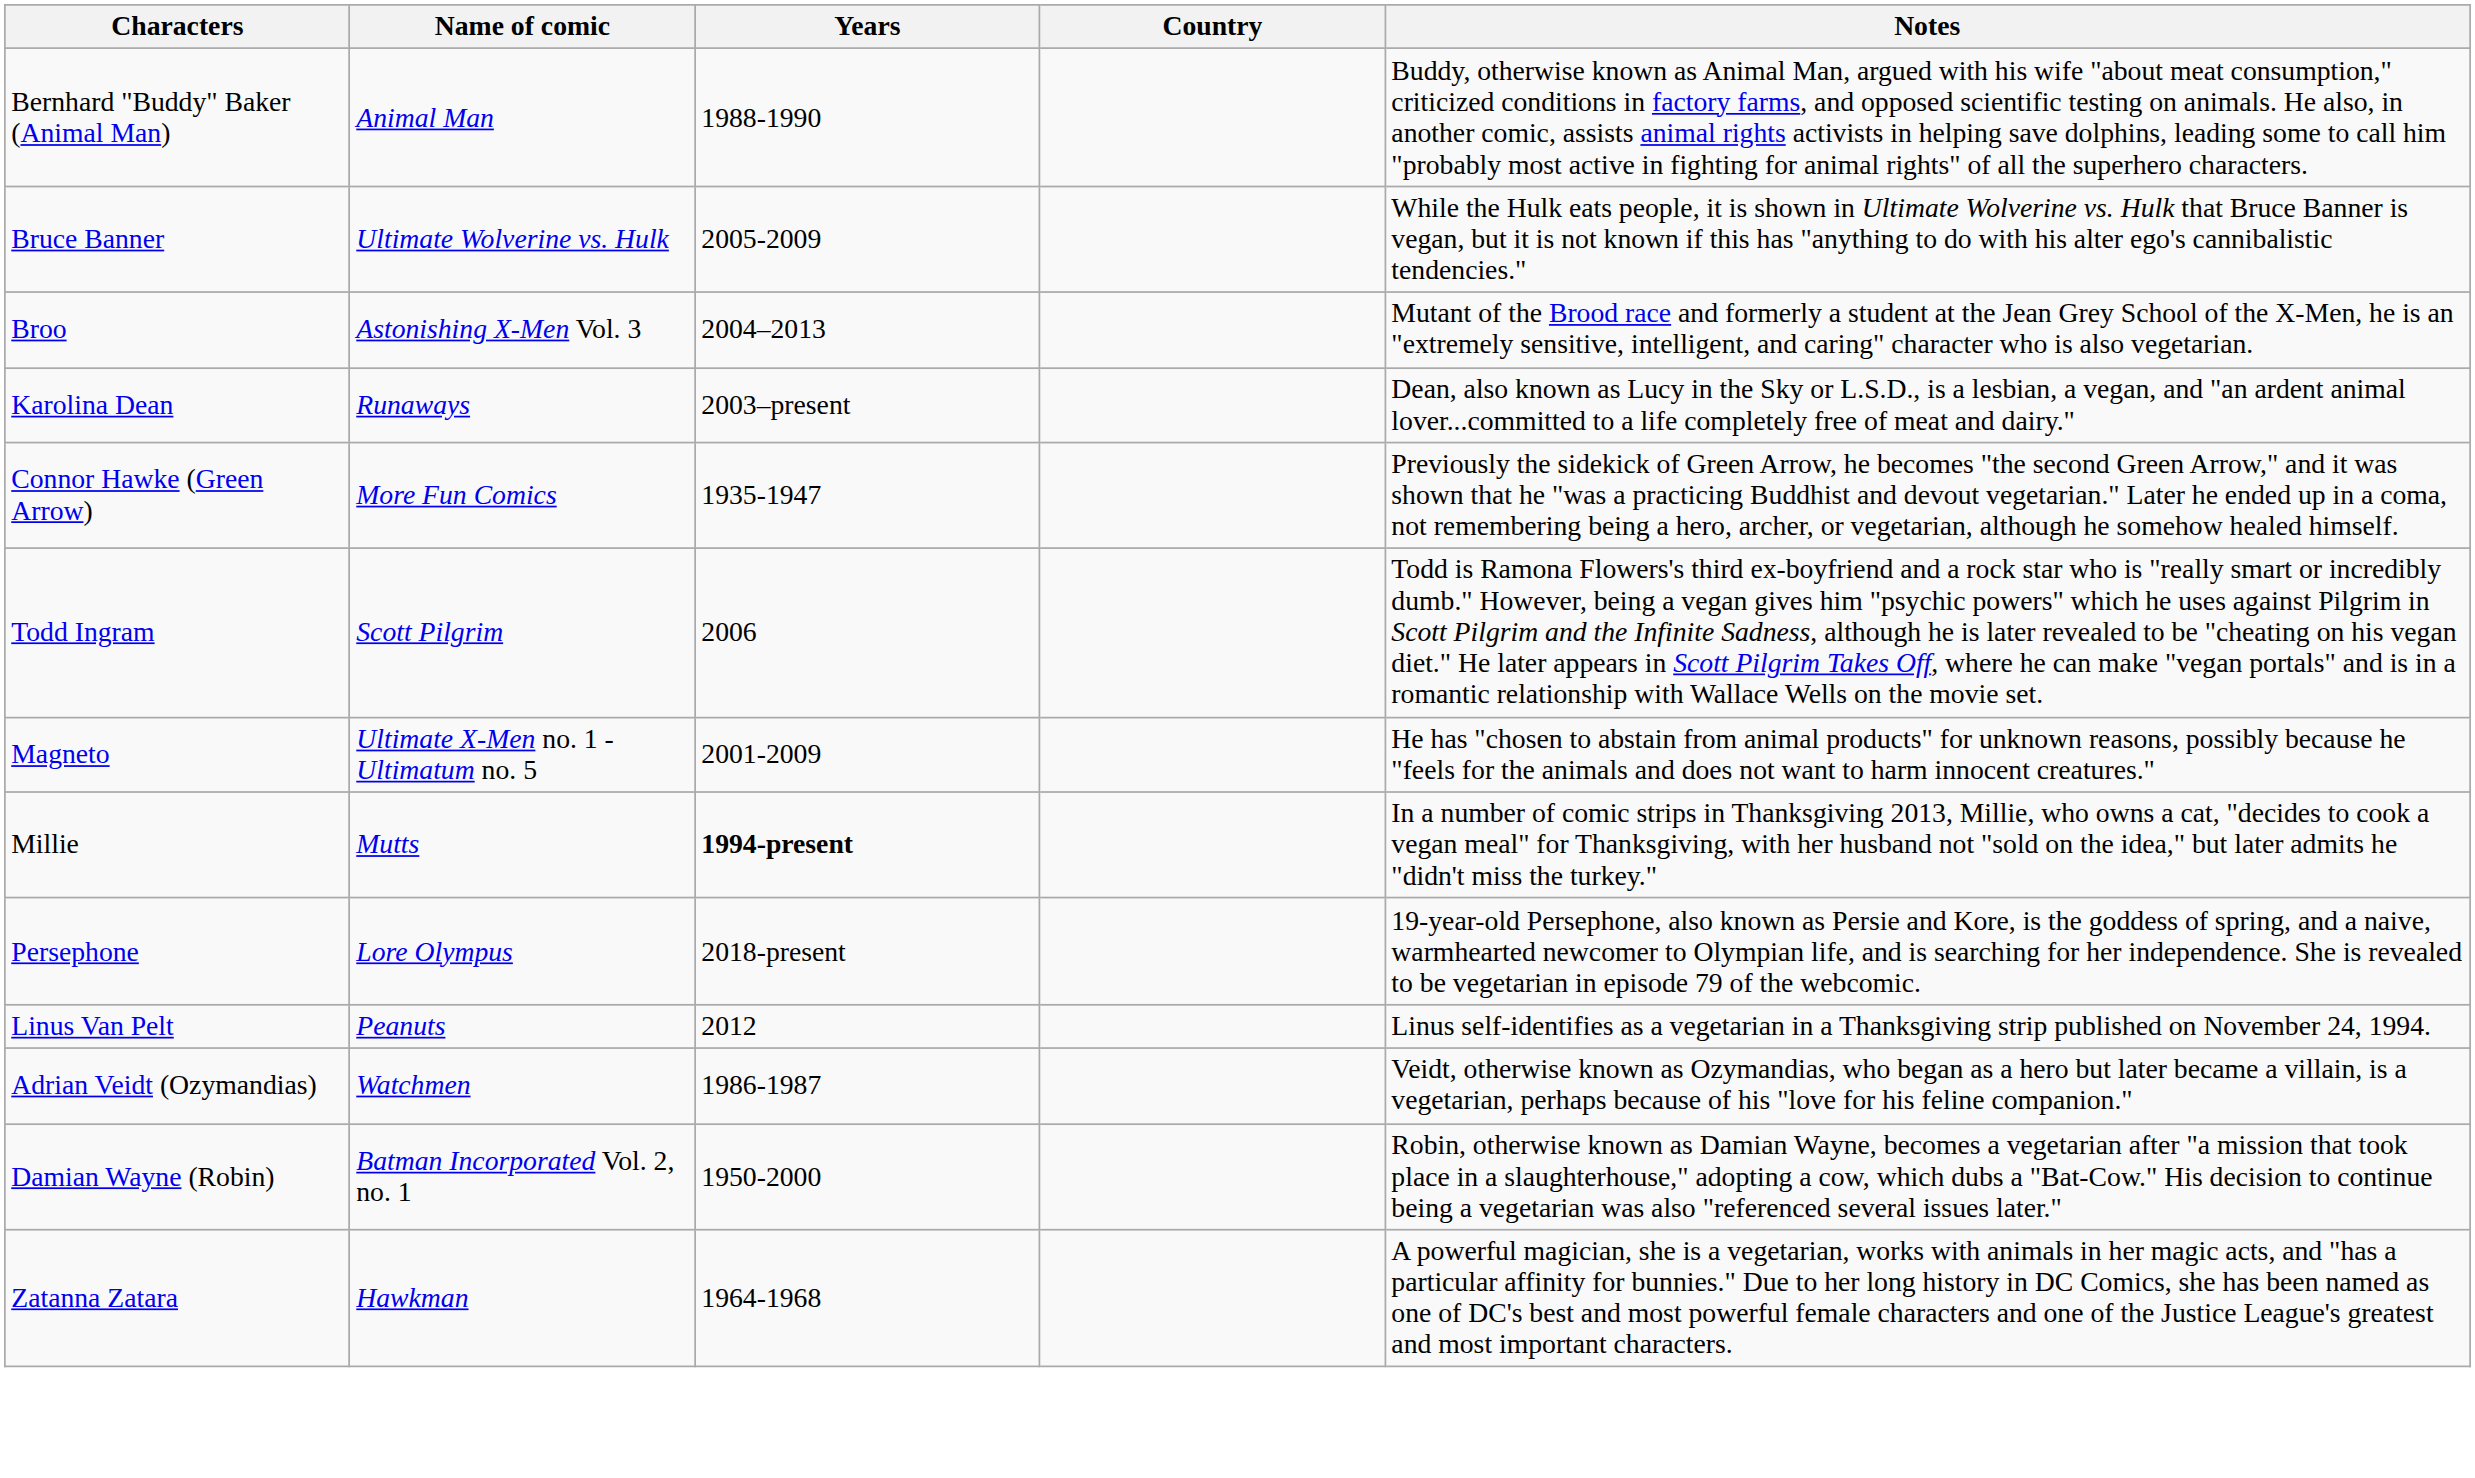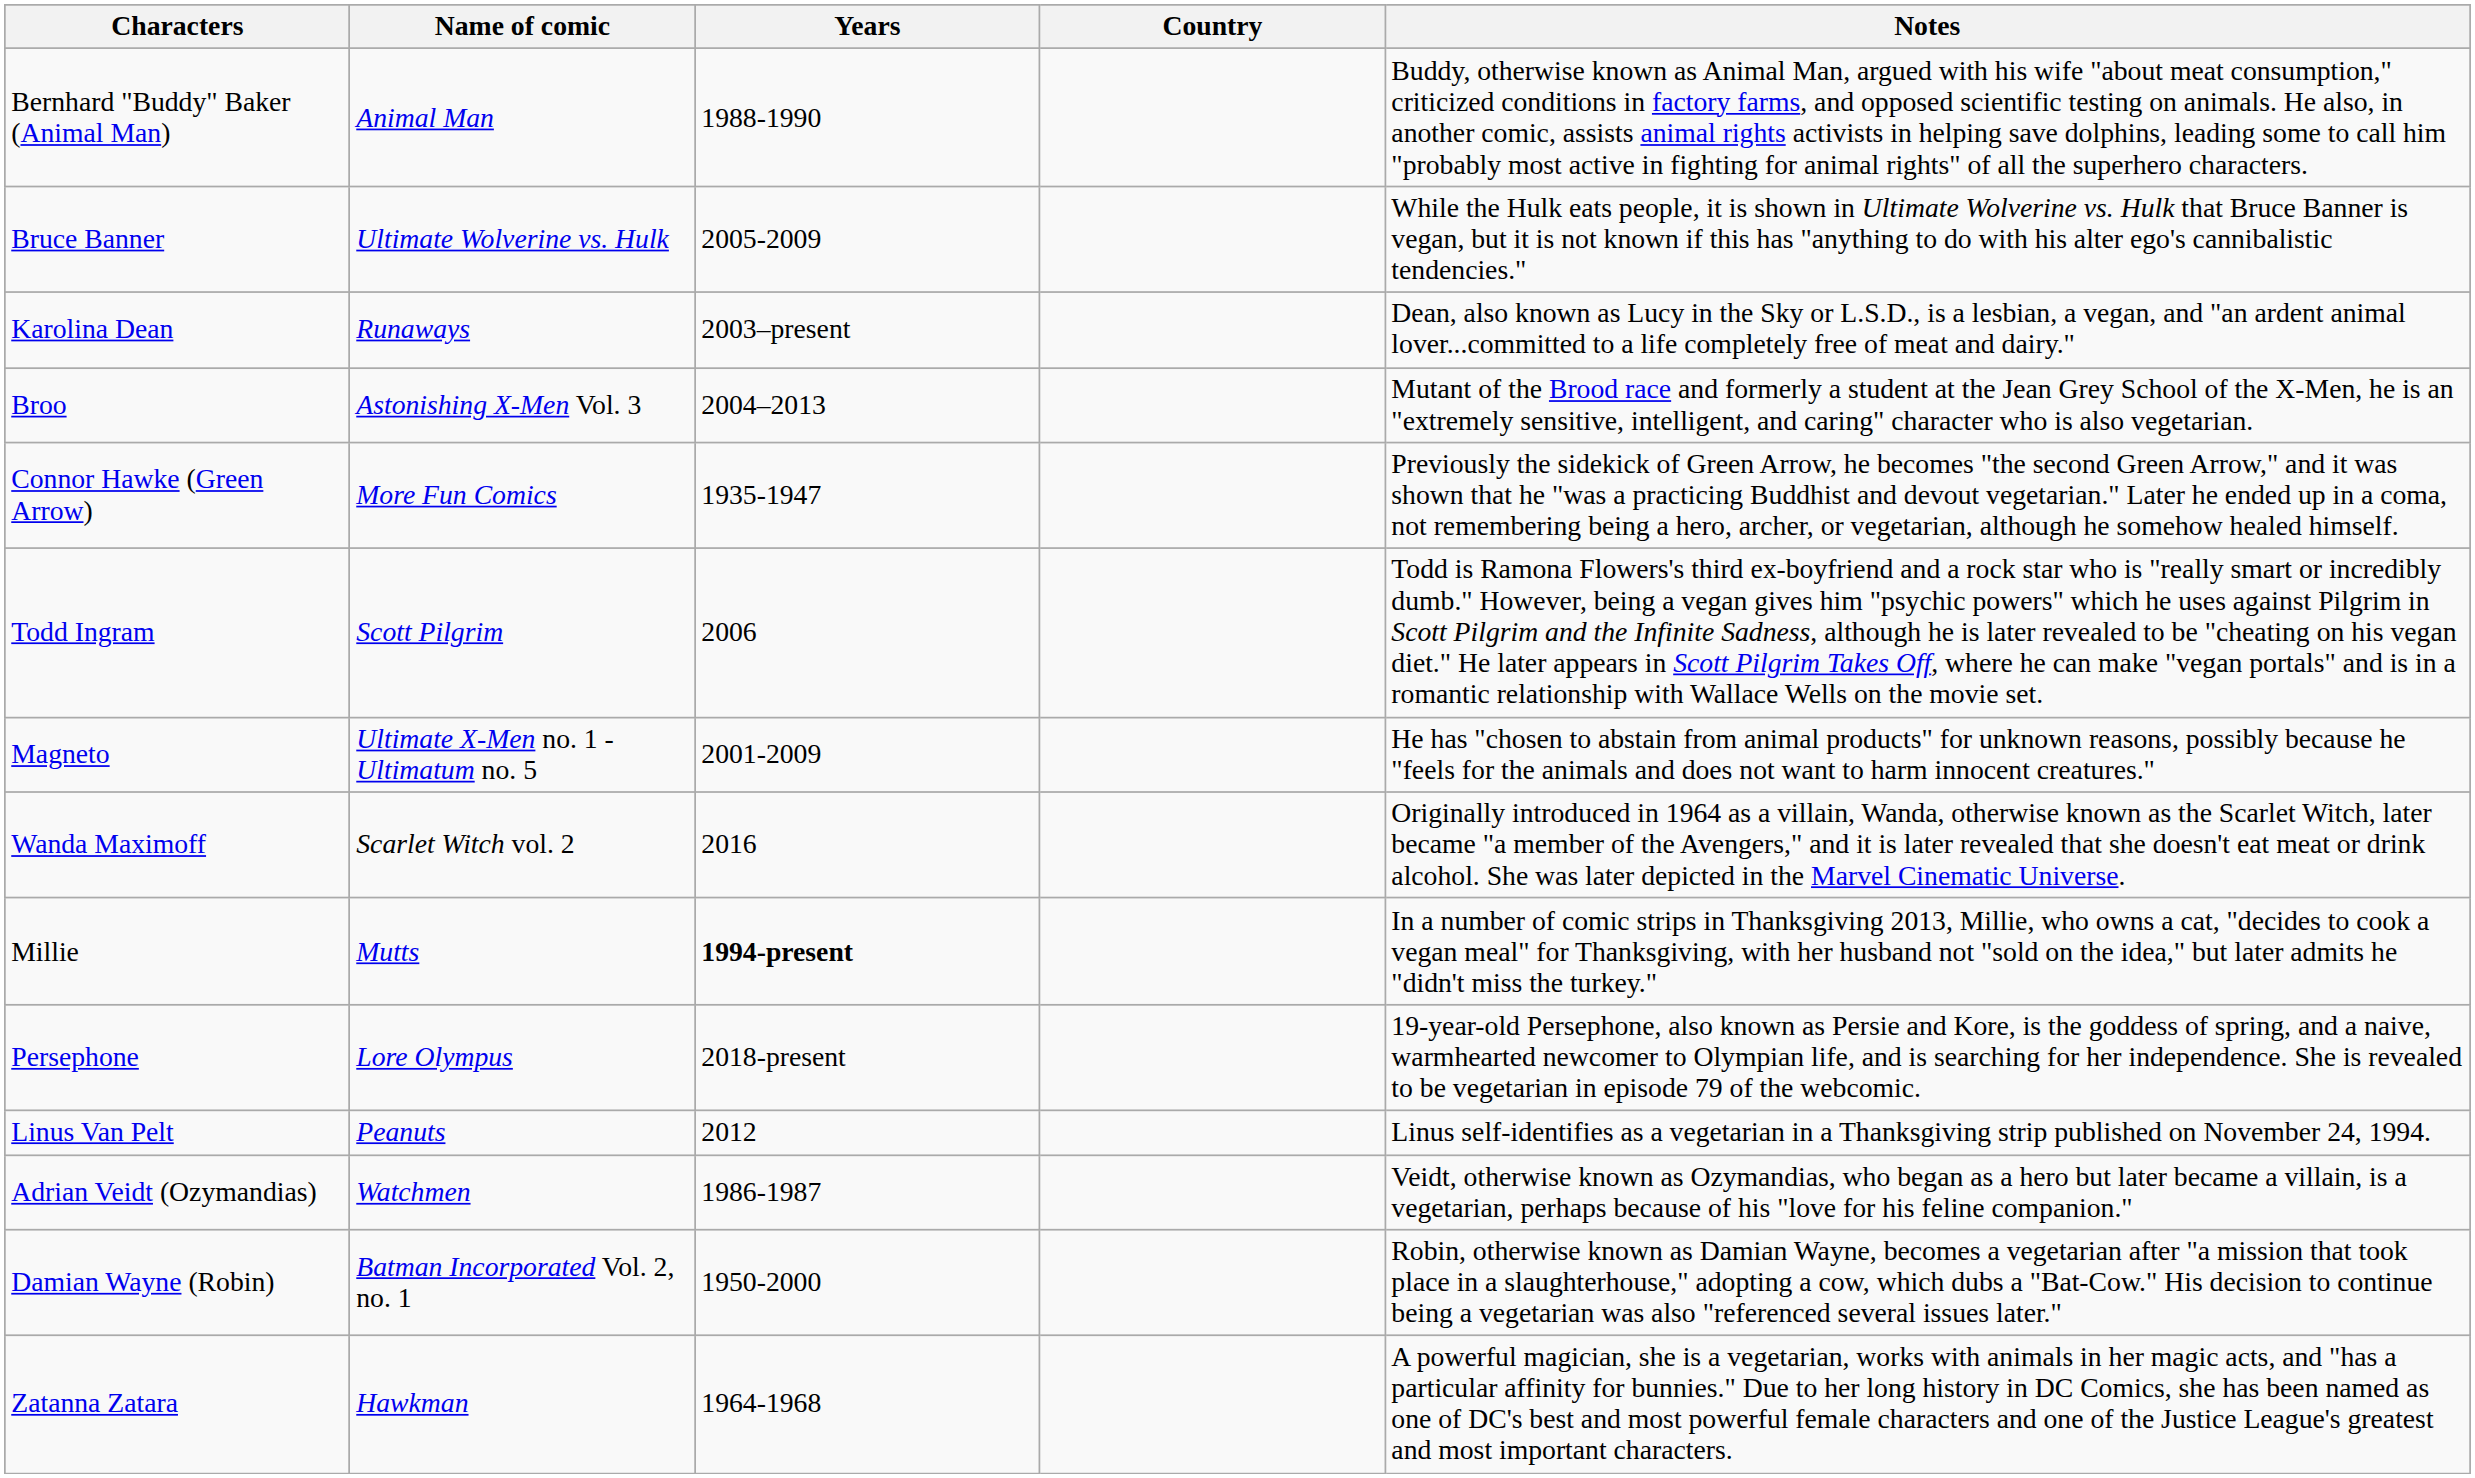rows swapped: (39, 329) <-> (92, 404)
+ row: (109, 844)
